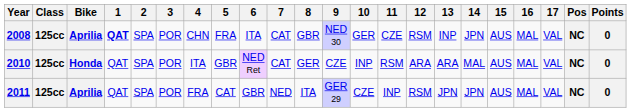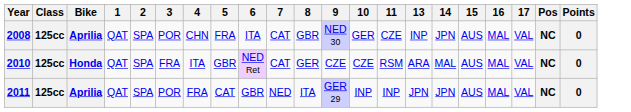- column: (420, 12)
(118, 35) bold -> (118, 35) normal
(170, 64) POR -> (170, 64) FRA
(364, 64) INP -> (363, 64) CZE
(364, 92) CZE -> (363, 92) INP
